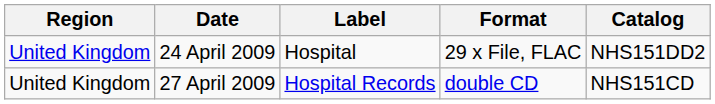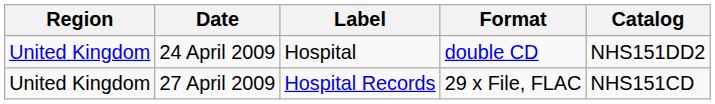(513, 51) 29 x File, FLAC -> (492, 51) double CD
(492, 83) double CD -> (513, 83) 29 x File, FLAC
